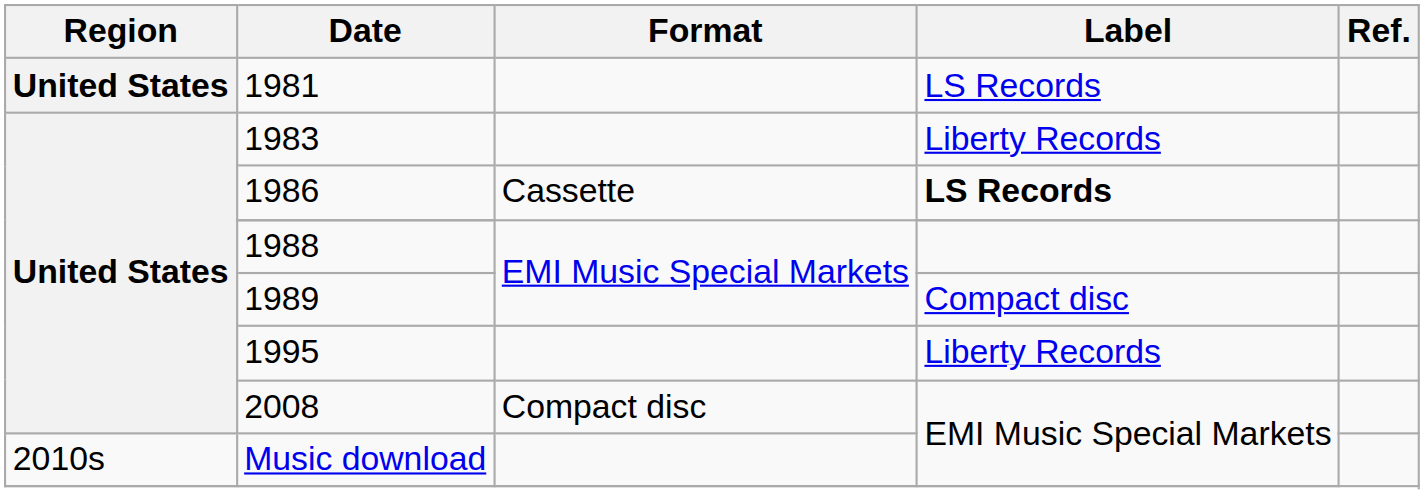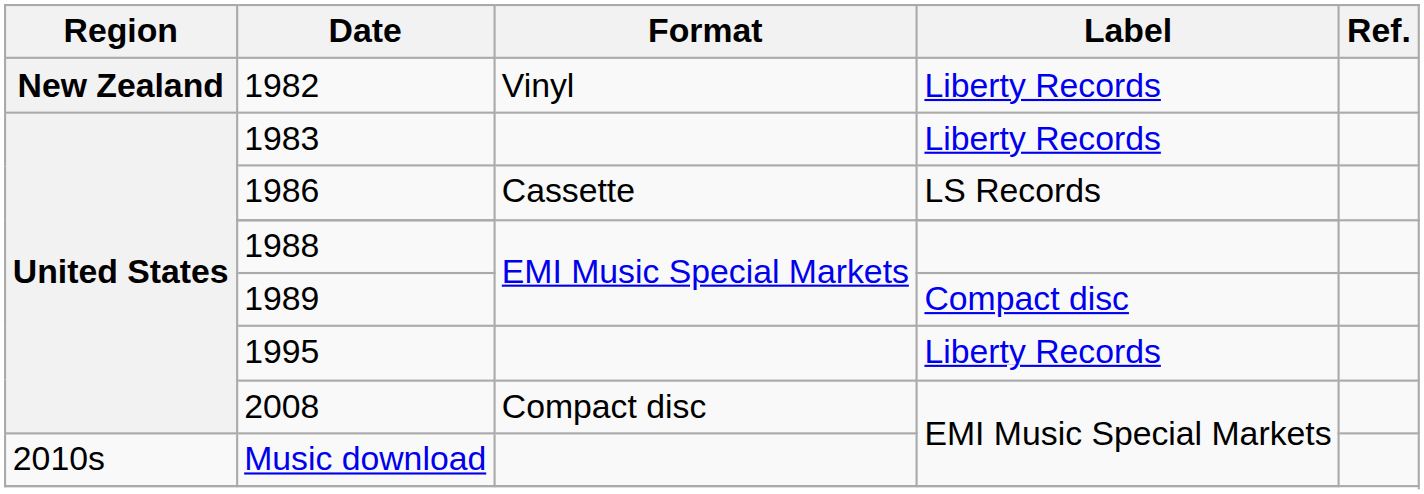- row: (282, 84)
+ row: (282, 84)
(1018, 191) bold -> (1013, 191) normal
